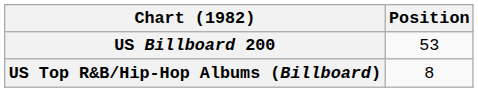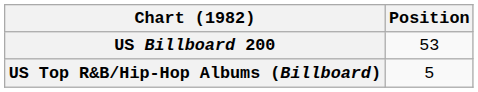(429, 73) 8 -> (429, 73) 5
